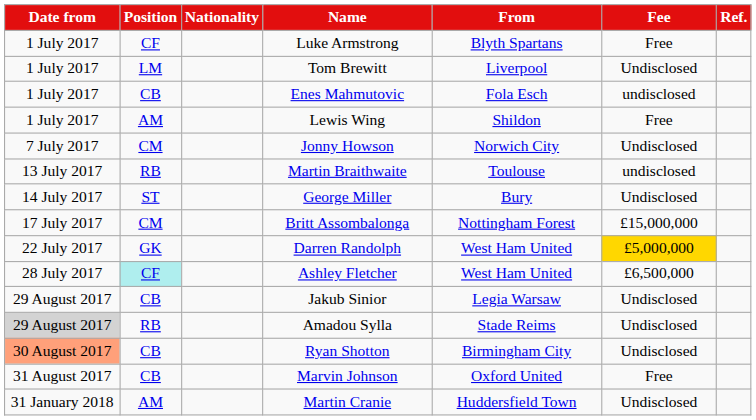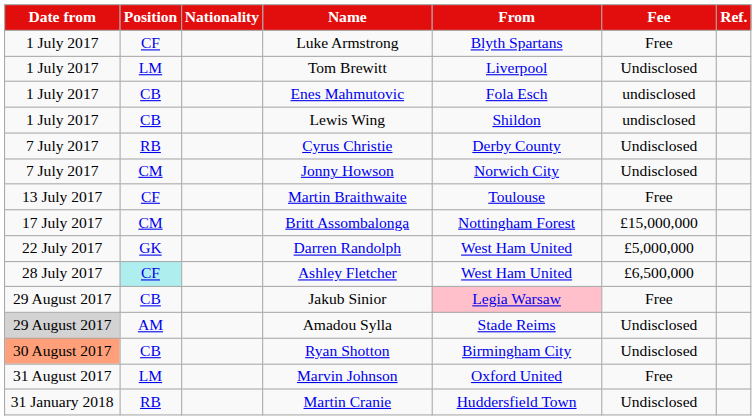(150, 120) AM -> (150, 120) CB
(659, 120) Free -> (659, 120) undisclosed
+ row: (347, 145)
(150, 171) RB -> (150, 197) CF
(659, 171) undisclosed -> (659, 197) Free
- row: (347, 197)
(659, 248) gold background -> (659, 248) no background
(517, 299) no background -> (517, 299) pink background
(659, 299) Undisclosed -> (659, 299) Free
(150, 325) RB -> (150, 325) AM
(150, 376) CB -> (150, 376) LM
(150, 402) AM -> (150, 402) RB
